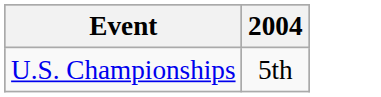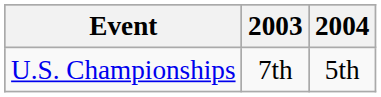+ column: (275, 26)
